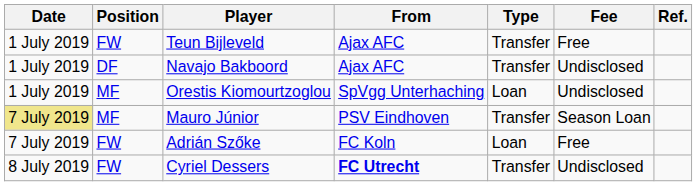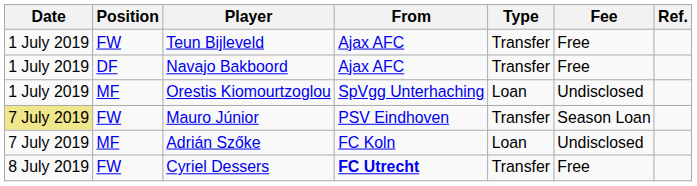(601, 67) Undisclosed -> (574, 67) Free
(108, 117) MF -> (109, 117) FW
(109, 142) FW -> (108, 142) MF
(574, 142) Free -> (601, 142) Undisclosed
(601, 167) Undisclosed -> (574, 167) Free
